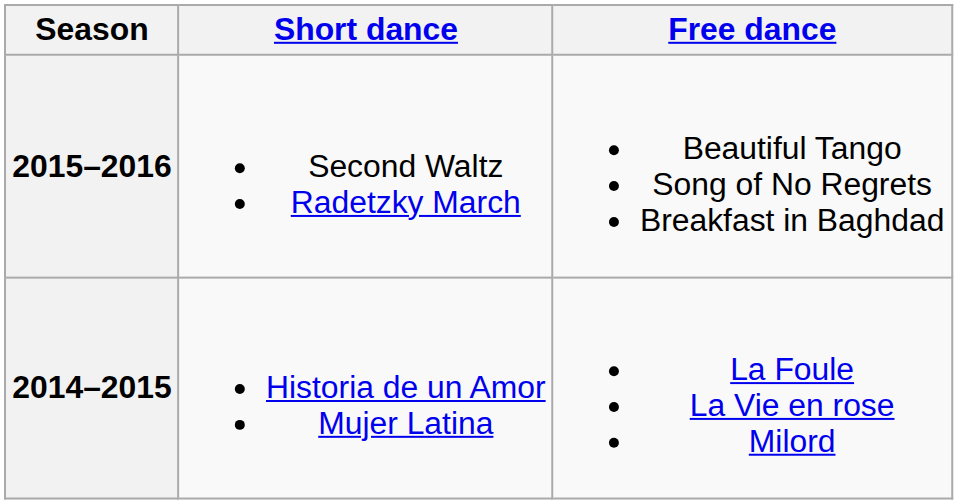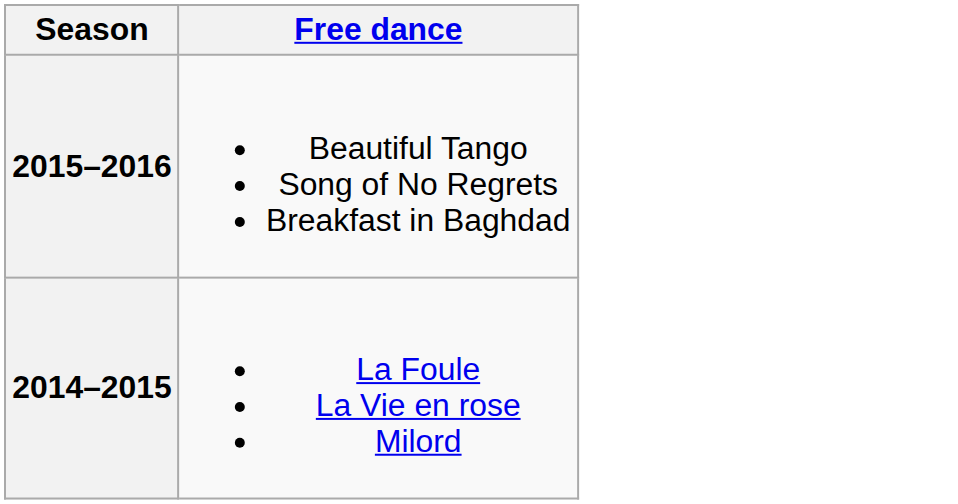- column: (366, 29)
